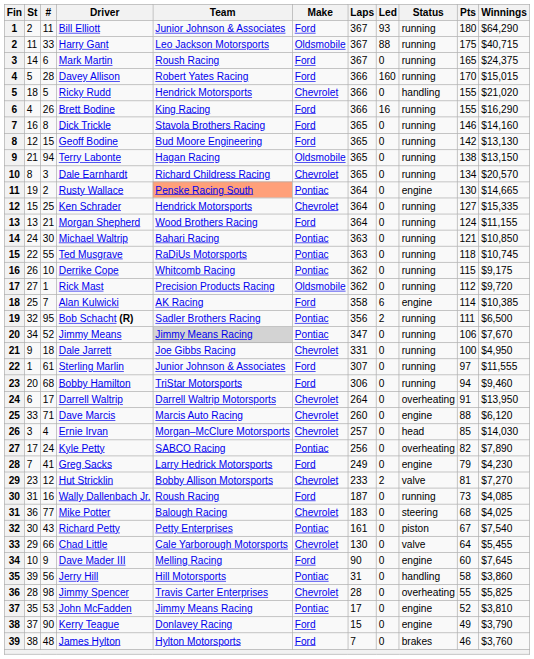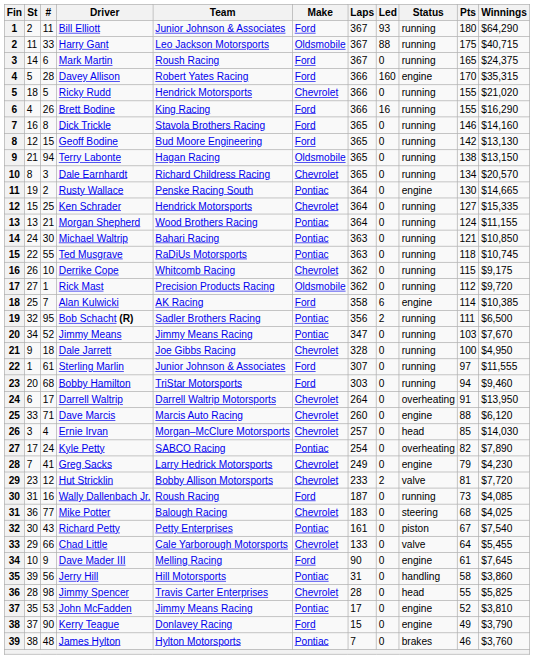(419, 77) running -> (417, 77) engine
(500, 77) $15,015 -> (500, 77) $35,315
(421, 93) handling -> (419, 93) running
(204, 190) lightsalmon background -> (204, 190) no background
(305, 222) Ford -> (312, 222) Pontiac
(312, 271) Pontiac -> (316, 271) Chevrolet
(204, 335) lightgrey background -> (204, 335) no background
(468, 335) 106 -> (468, 335) 103
(359, 351) 331 -> (359, 351) 328
(359, 383) 306 -> (359, 383) 303
(359, 448) 256 -> (359, 448) 254
(305, 464) Ford -> (316, 464) Chevrolet
(497, 480) $7,270 -> (497, 480) $7,720
(359, 545) 130 -> (359, 545) 133
(465, 561) 60 -> (465, 561) 61
(428, 593) overheating -> (413, 593) head
(305, 641) Ford -> (312, 641) Pontiac
